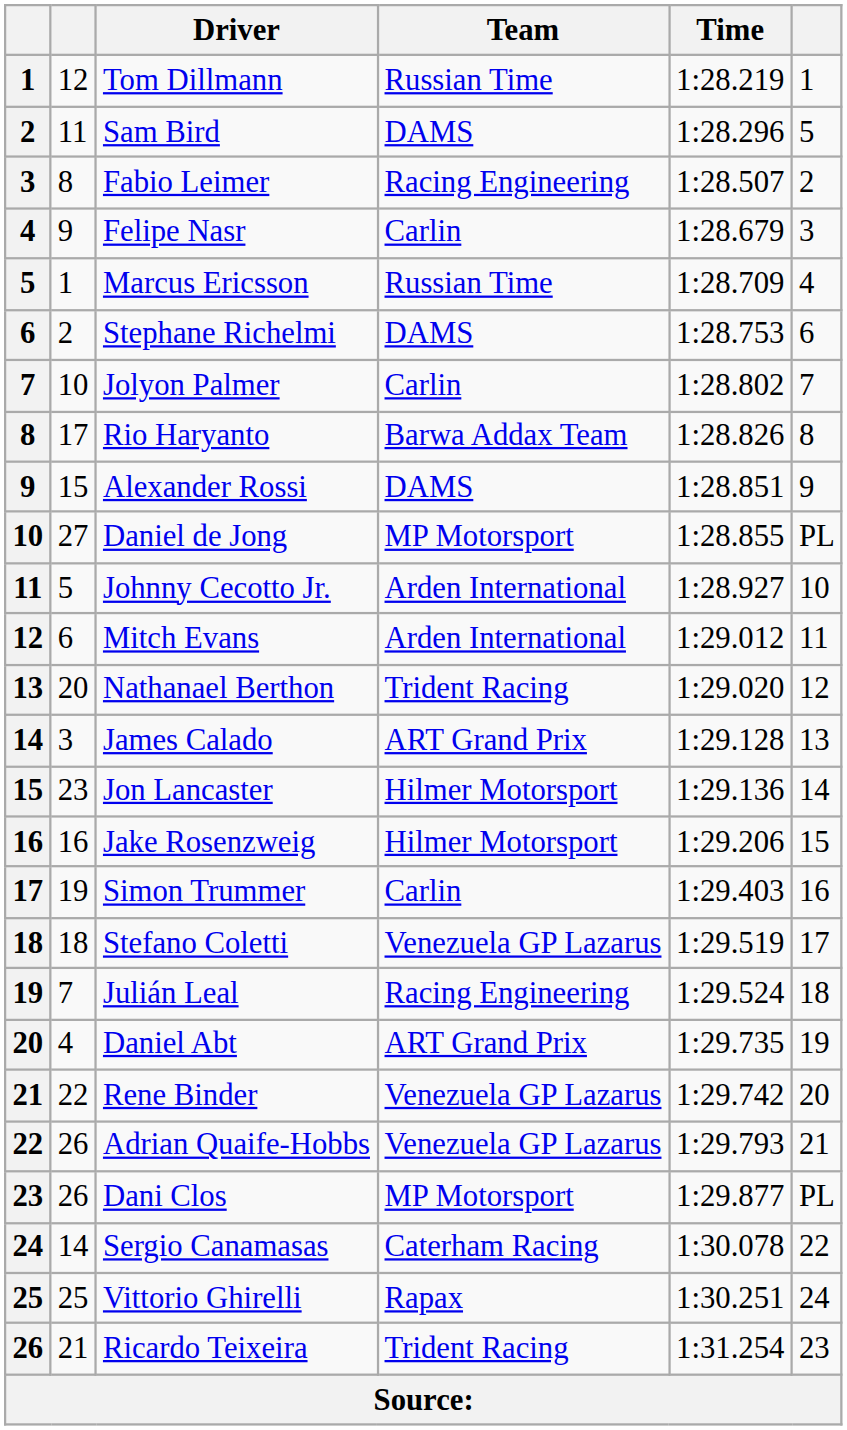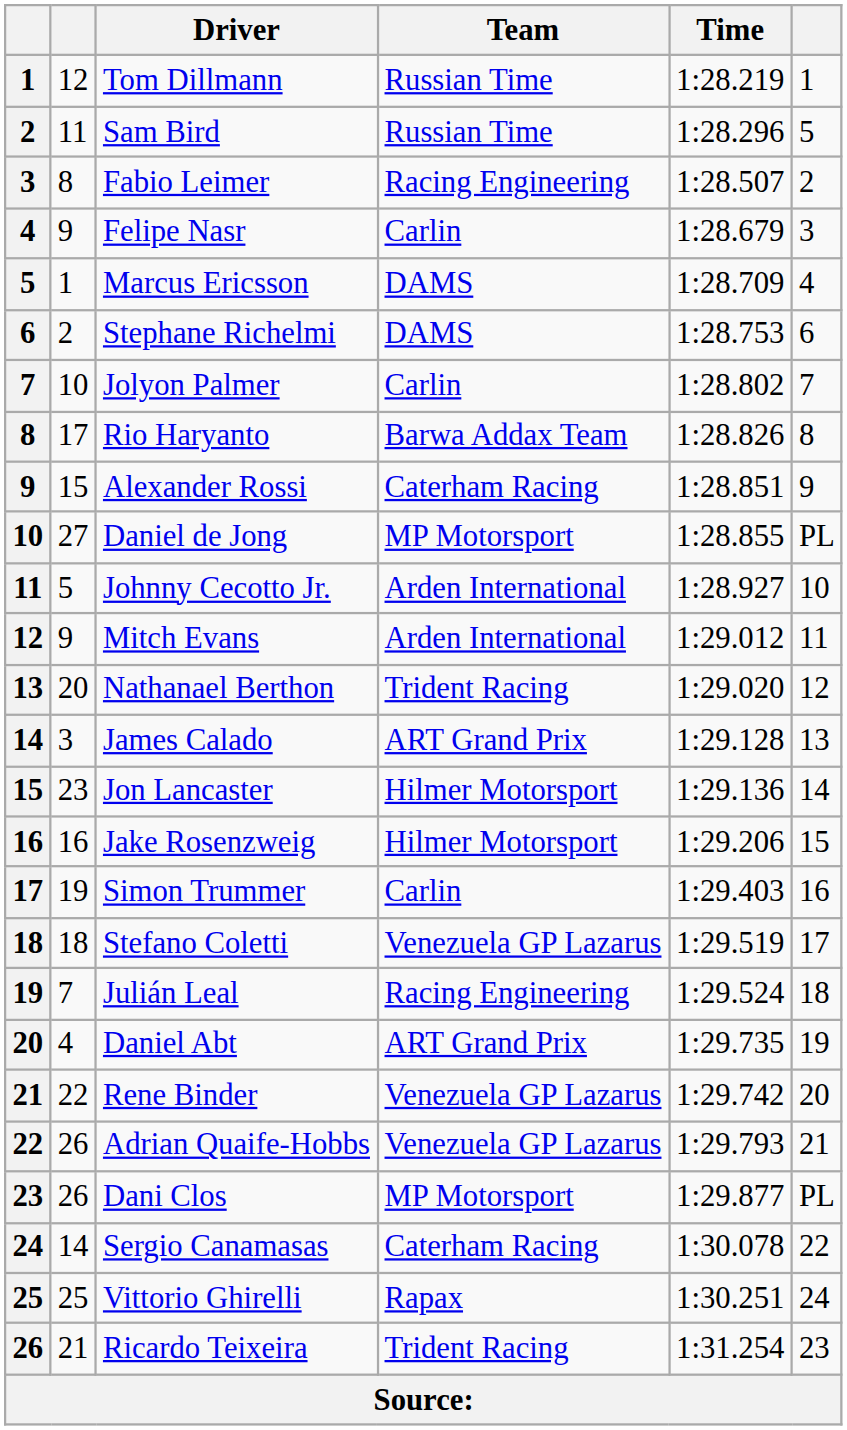(429, 130) DAMS -> (469, 130) Russian Time
(469, 282) Russian Time -> (429, 282) DAMS
(429, 485) DAMS -> (492, 485) Caterham Racing
(65, 637) 6 -> (65, 637) 9
